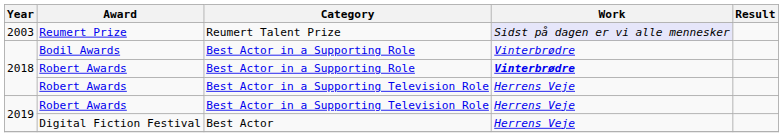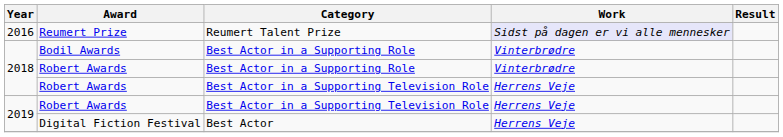(21, 32) 2003 -> (21, 32) 2016
(535, 68) bold -> (535, 68) normal
